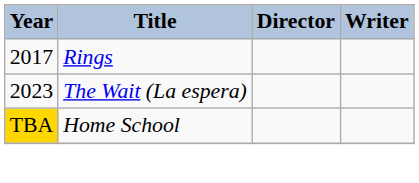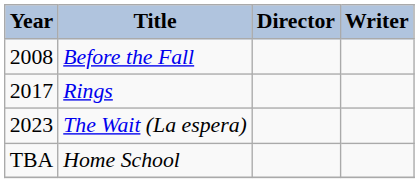+ row: (129, 56)
(31, 125) gold background -> (31, 159) no background
